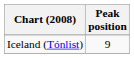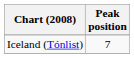(107, 44) 9 -> (107, 44) 7
